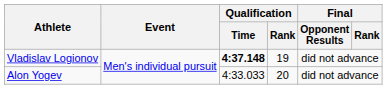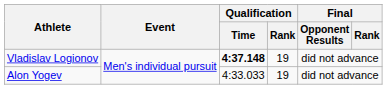(283, 76) 20 -> (283, 76) 19
